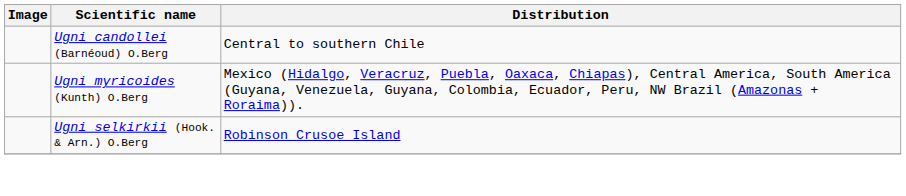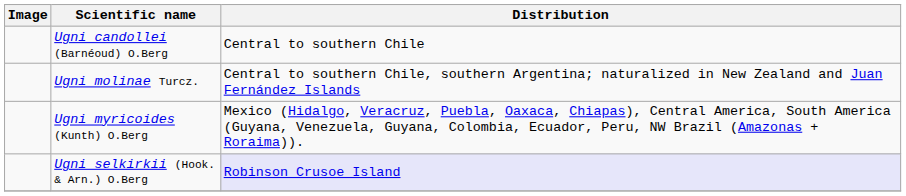+ row: (127, 82)
(312, 135) no background -> (312, 172) lavender background
